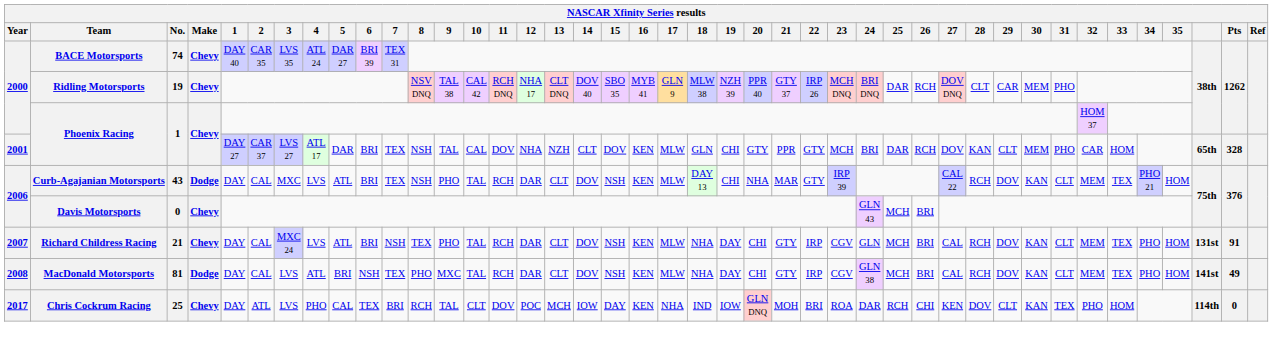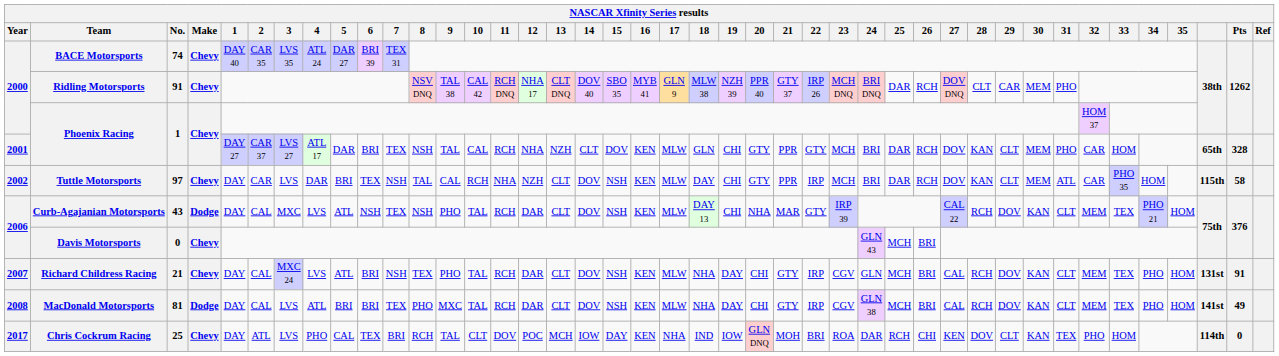(178, 87) 19 -> (178, 87) 91
(503, 149) DOV -> (505, 149) RCH
+ row: (17, 180)
(369, 180) BRI -> (370, 211) NSH
(369, 274) NSH -> (370, 305) BRI
